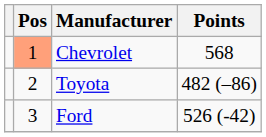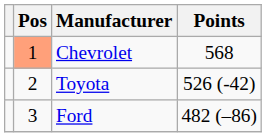(219, 84) 482 (–86) -> (219, 84) 526 (-42)
(219, 116) 526 (-42) -> (219, 116) 482 (–86)
